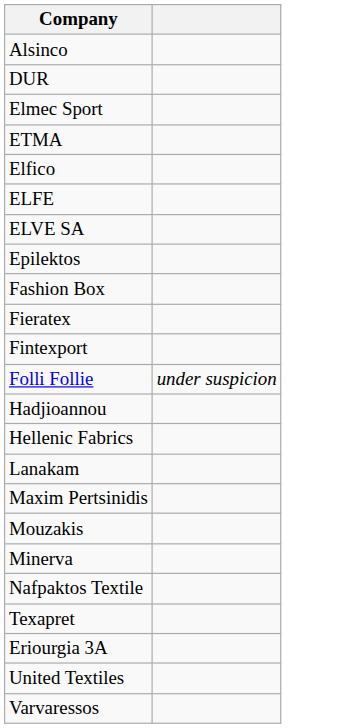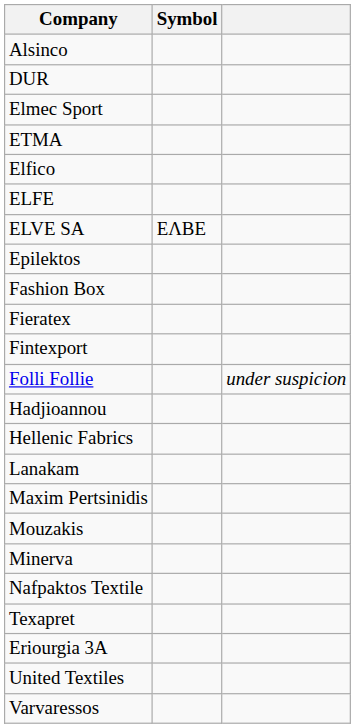+ column: (187, 19)
